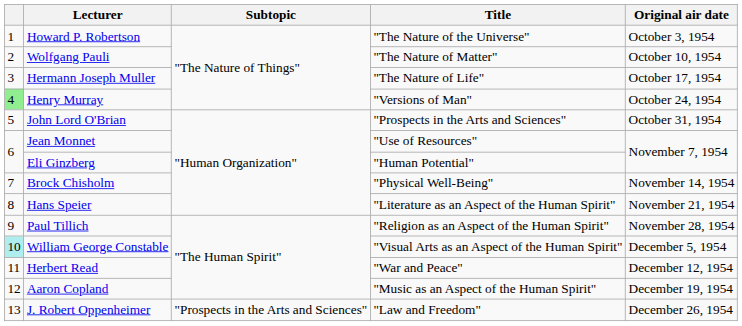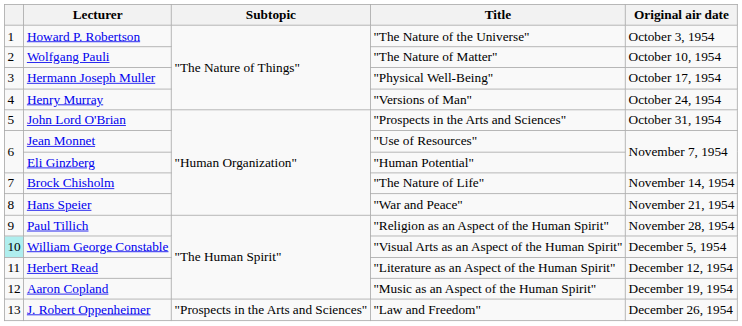(429, 78) "The Nature of Life" -> (433, 78) "Physical Well-Being"
(11, 99) lightgreen background -> (11, 99) no background
(433, 183) "Physical Well-Being" -> (429, 183) "The Nature of Life"
(494, 204) "Literature as an Aspect of the Human Spirit" -> (418, 204) "War and Peace"
(418, 267) "War and Peace" -> (494, 267) "Literature as an Aspect of the Human Spirit"
